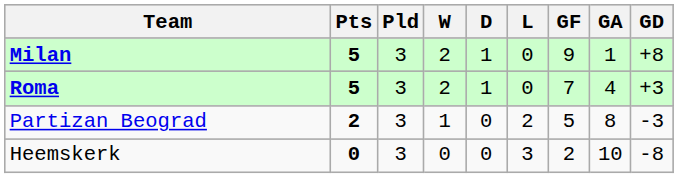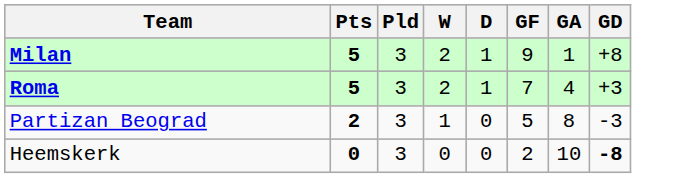- column: (528, 22)
(652, 155) normal -> (610, 155) bold
